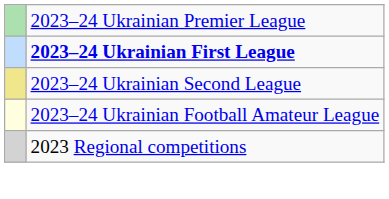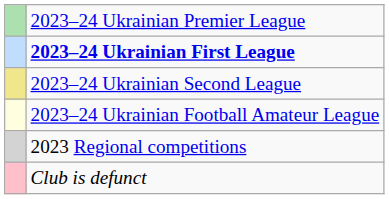+ row: (89, 178)
